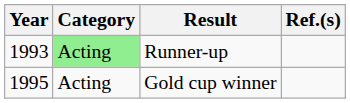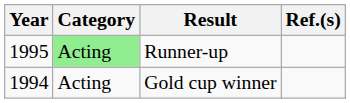(29, 51) 1993 -> (29, 51) 1995
(29, 82) 1995 -> (29, 82) 1994
